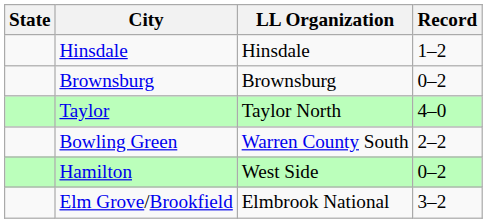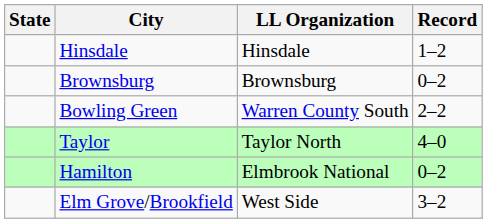rows swapped: (118, 141) <-> (84, 111)
(280, 171) West Side -> (315, 171) Elmbrook National
(315, 202) Elmbrook National -> (280, 202) West Side
